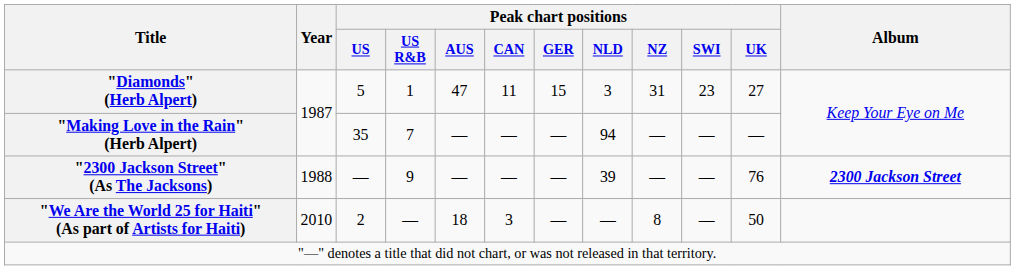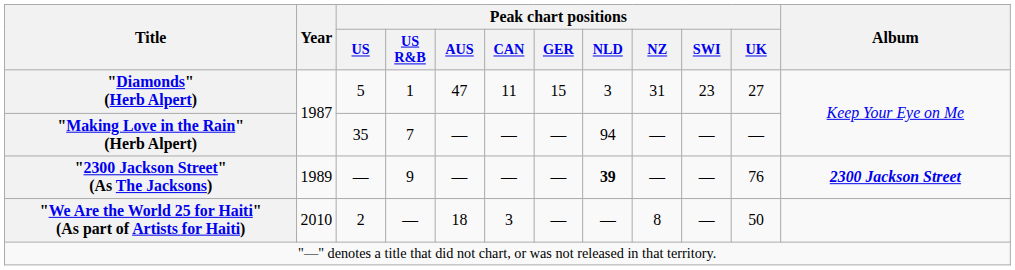(316, 177) 1988 -> (316, 177) 1989
(608, 177) normal -> (608, 177) bold
